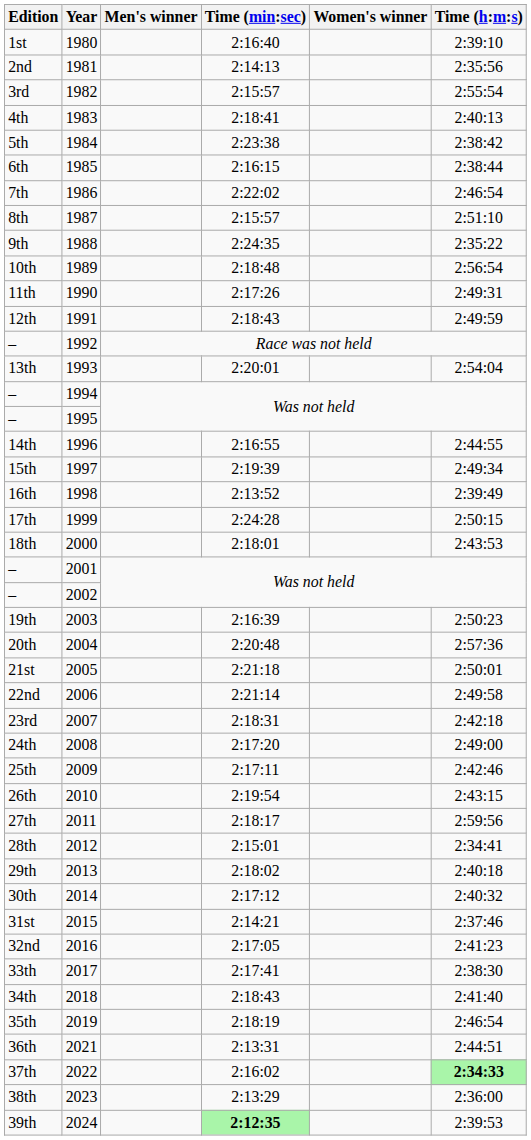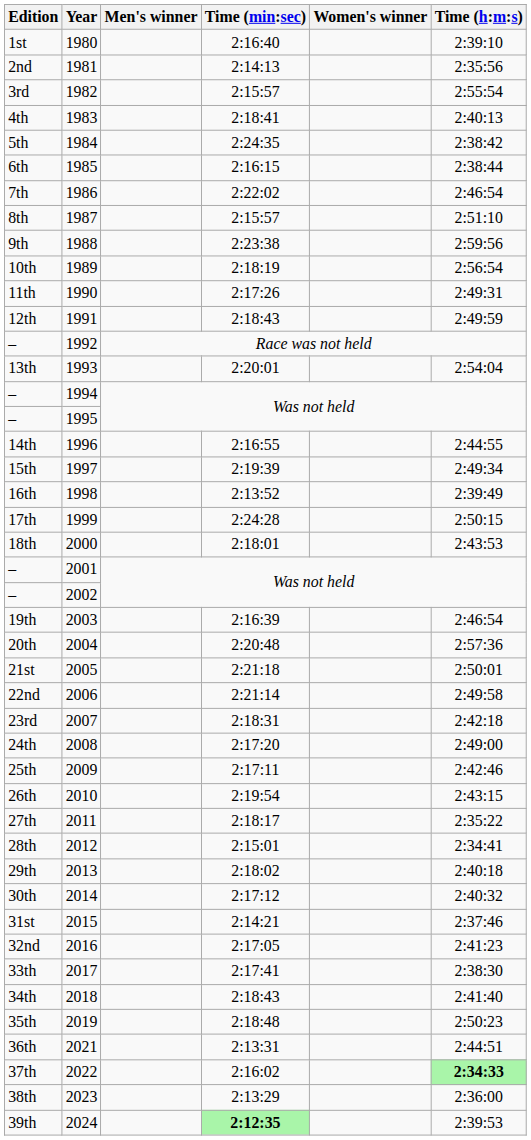(255, 142) 2:23:38 -> (255, 142) 2:24:35
(255, 243) 2:24:35 -> (255, 243) 2:23:38
(479, 243) 2:35:22 -> (479, 243) 2:59:56
(255, 268) 2:18:48 -> (255, 268) 2:18:19
(479, 619) 2:50:23 -> (479, 619) 2:46:54
(479, 820) 2:59:56 -> (479, 820) 2:35:22
(255, 1021) 2:18:19 -> (255, 1021) 2:18:48
(479, 1021) 2:46:54 -> (479, 1021) 2:50:23
